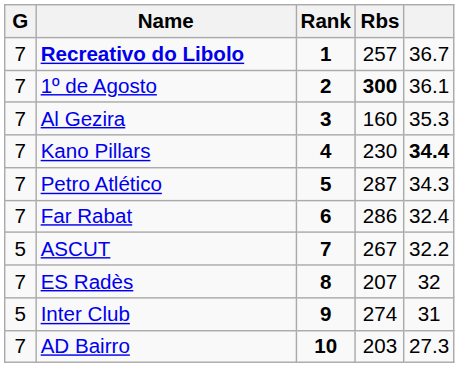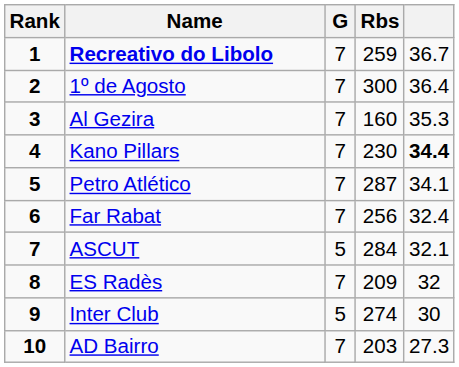columns swapped: (326, 21) <-> (20, 21)
(380, 54) 257 -> (380, 54) 259
(380, 86) bold -> (380, 86) normal
(429, 86) 36.1 -> (429, 86) 36.4
(429, 184) 34.3 -> (429, 184) 34.1
(380, 217) 286 -> (380, 217) 256
(380, 249) 267 -> (380, 249) 284
(429, 249) 32.2 -> (429, 249) 32.1
(380, 282) 207 -> (380, 282) 209
(429, 314) 31 -> (429, 314) 30
